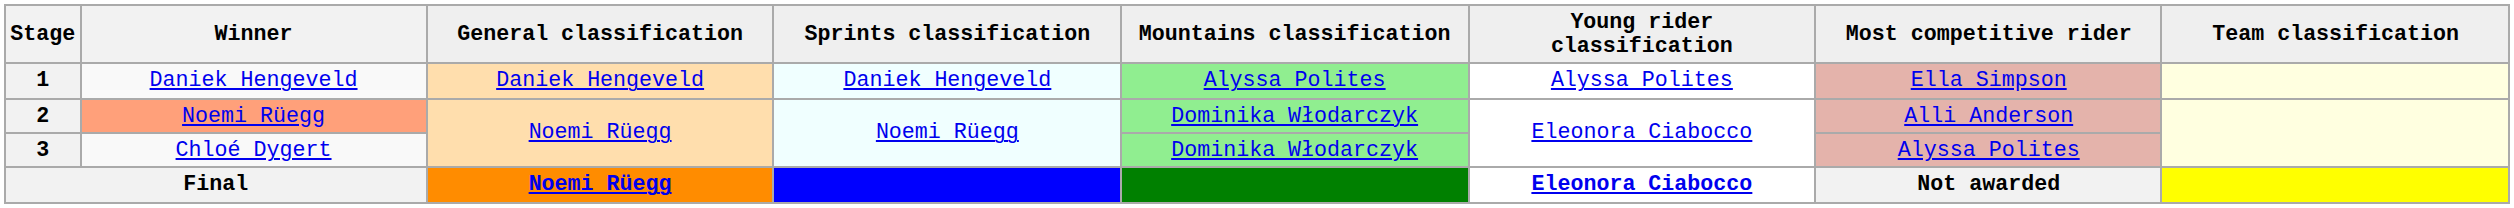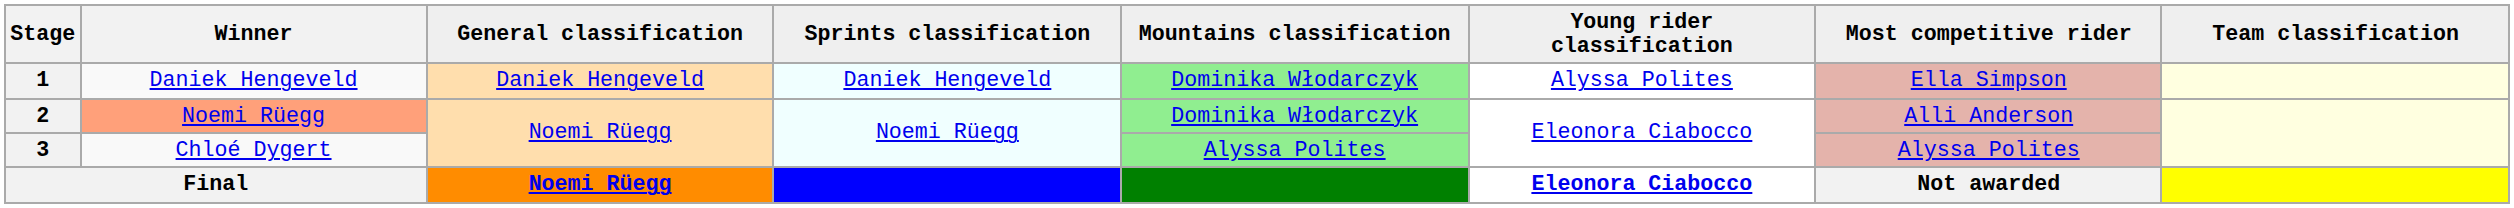(1295, 81) Alyssa Polites -> (1295, 81) Dominika Włodarczyk
(1295, 150) Dominika Włodarczyk -> (1295, 150) Alyssa Polites
